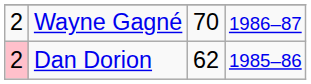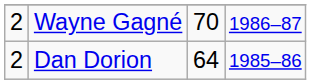(17, 60) pink background -> (17, 60) no background
(206, 60) 62 -> (206, 60) 64
